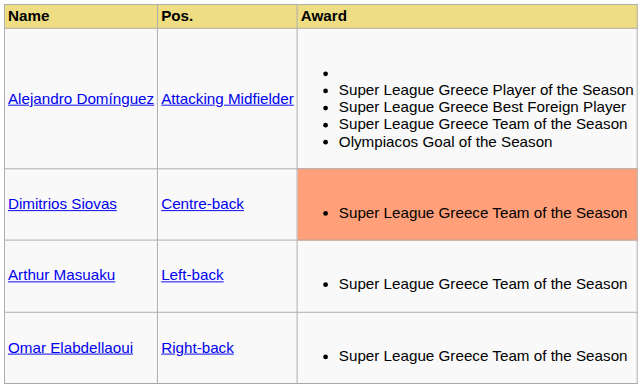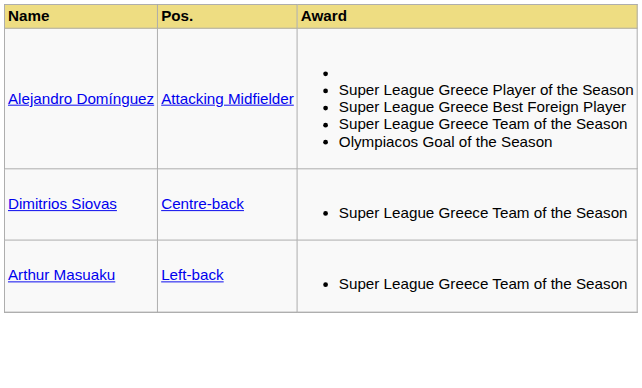(467, 213) lightsalmon background -> (467, 213) no background
- row: (71, 347)
